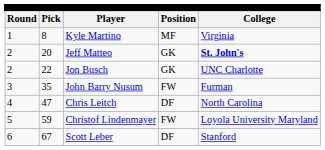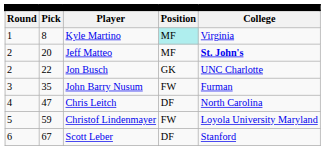(168, 36) no background -> (168, 36) paleturquoise background
(168, 53) GK -> (168, 53) MF
